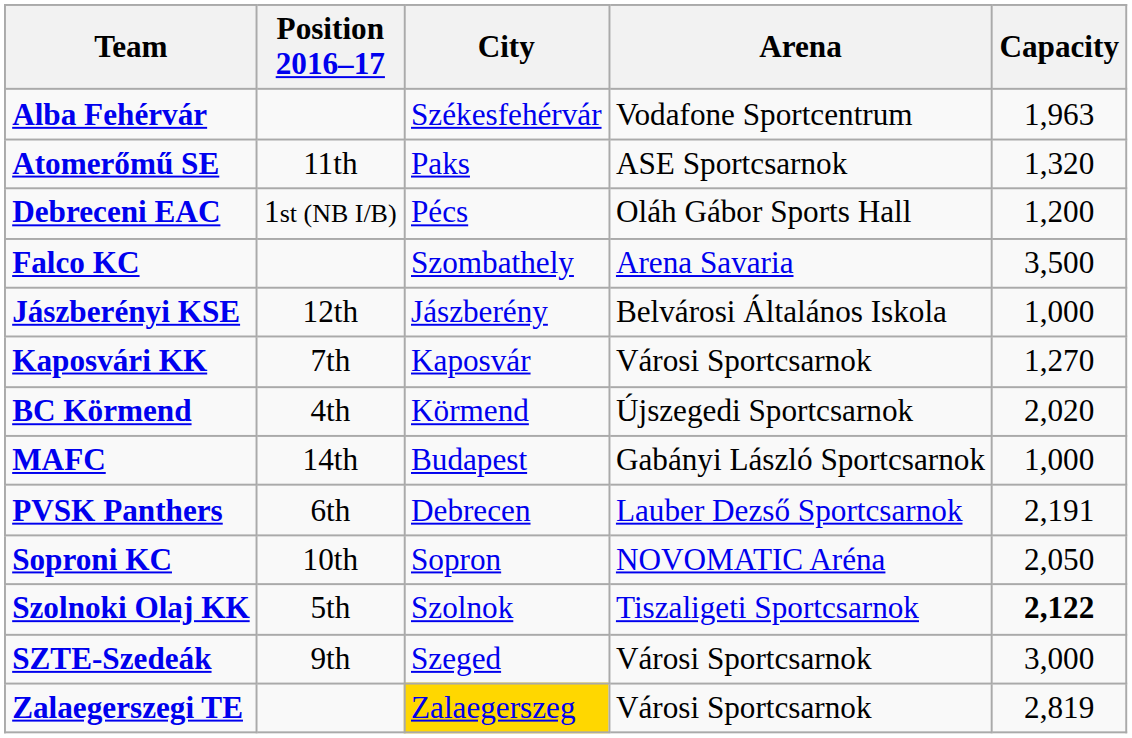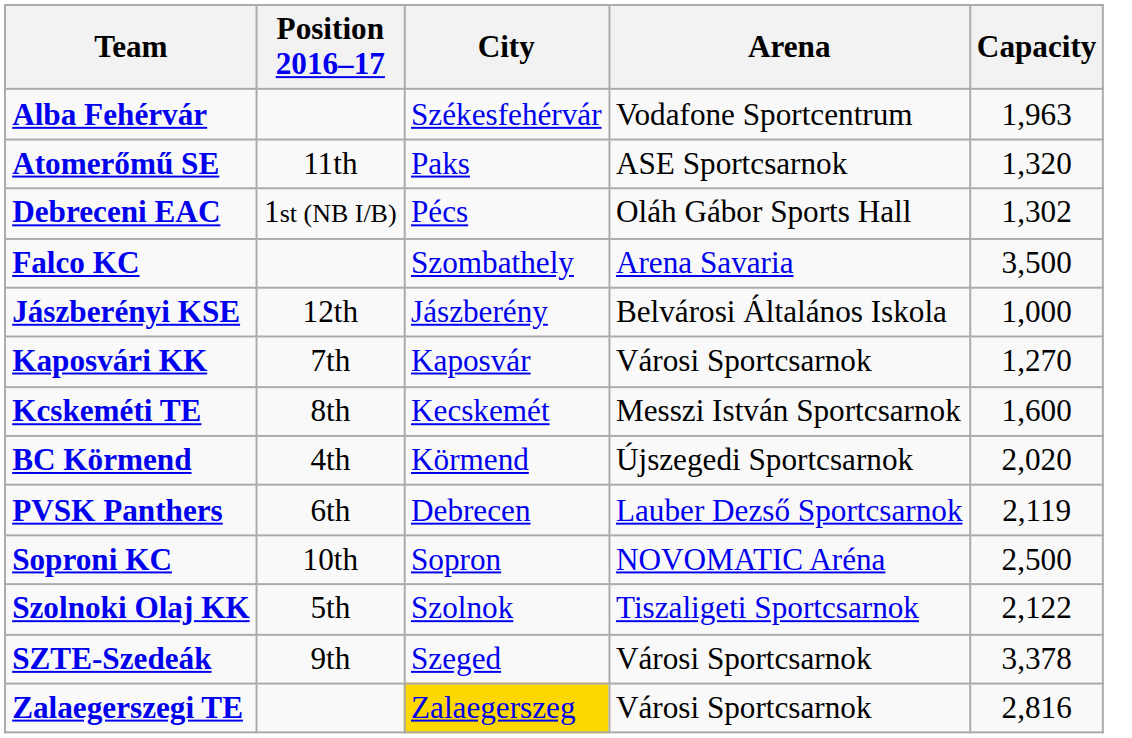(1059, 212) 1,200 -> (1037, 212) 1,302
+ row: (107, 410)
- row: (59, 460)
(1059, 509) 2,191 -> (1037, 509) 2,119
(1059, 559) 2,050 -> (1037, 559) 2,500
(1059, 608) bold -> (1037, 608) normal
(1059, 658) 3,000 -> (1037, 658) 3,378
(1059, 707) 2,819 -> (1037, 707) 2,816
